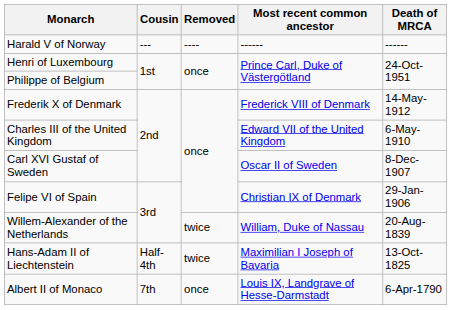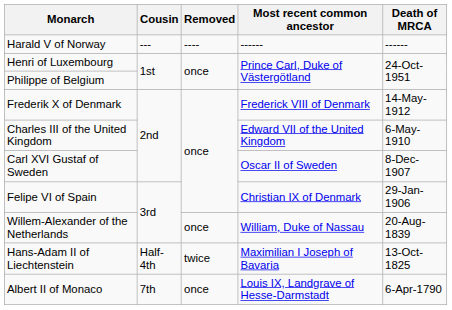(197, 227) twice -> (196, 227) once
